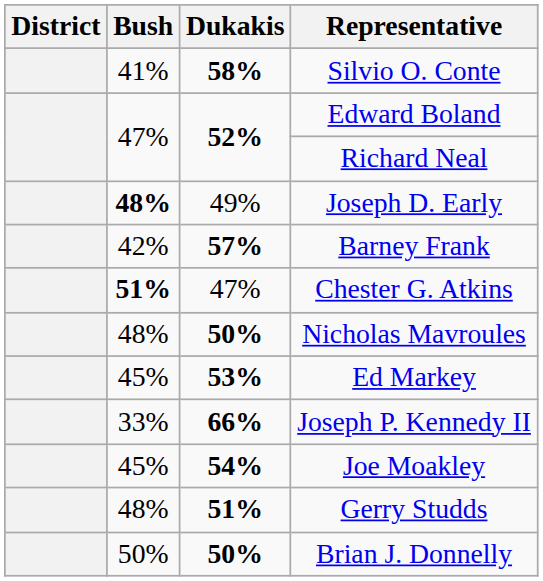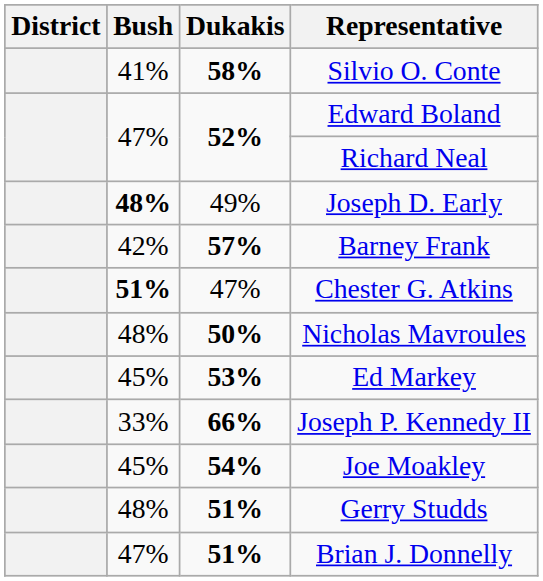(143, 553) 50% -> (143, 553) 47%
(235, 553) 50% -> (235, 553) 51%
